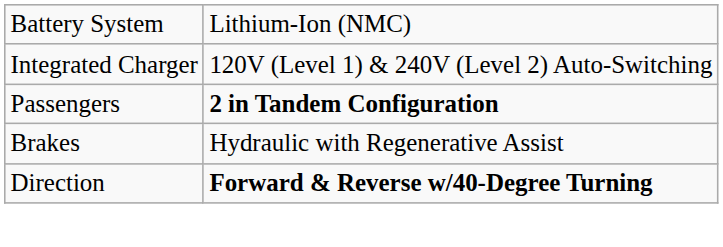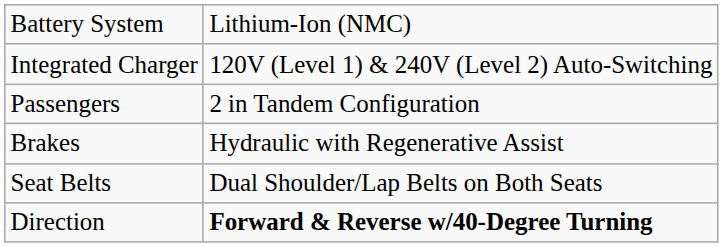(354, 103) bold -> (345, 103) normal
+ row: (61, 182)
